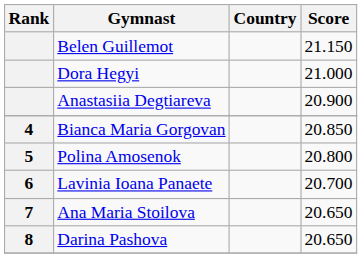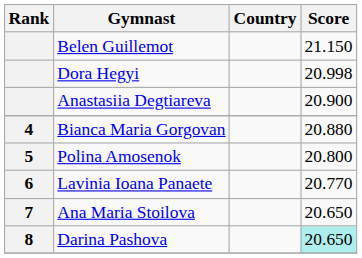(329, 73) 21.000 -> (329, 73) 20.998
(329, 128) 20.850 -> (329, 128) 20.880
(329, 184) 20.700 -> (329, 184) 20.770
(329, 239) no background -> (329, 239) paleturquoise background
